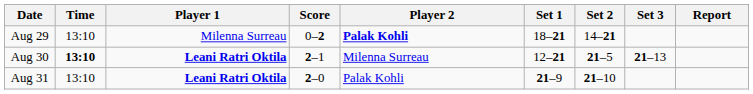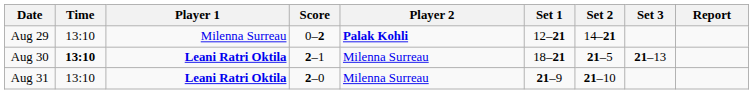(549, 36) 18–21 -> (549, 36) 12–21
(549, 57) 12–21 -> (549, 57) 18–21
(373, 78) Palak Kohli -> (386, 78) Milenna Surreau
